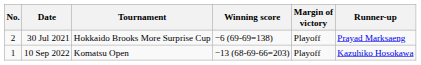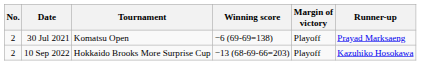(142, 38) Hokkaido Brooks More Surprise Cup -> (101, 38) Komatsu Open
(13, 53) 1 -> (13, 53) 2
(101, 53) Komatsu Open -> (142, 53) Hokkaido Brooks More Surprise Cup
